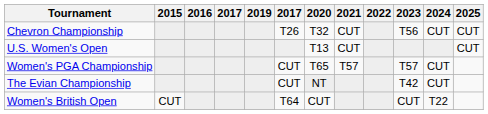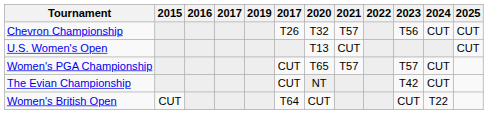(349, 31) CUT -> (349, 31) T57
